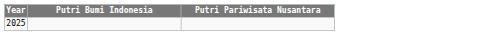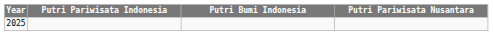+ column: (104, 11)
